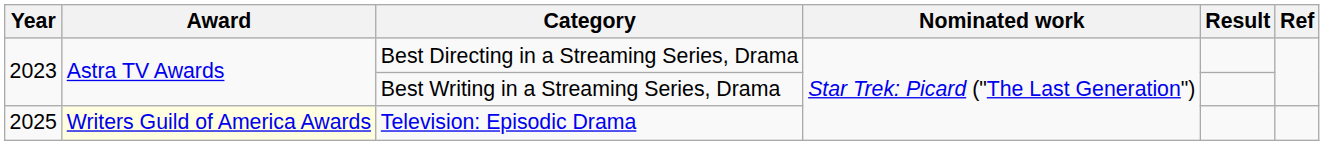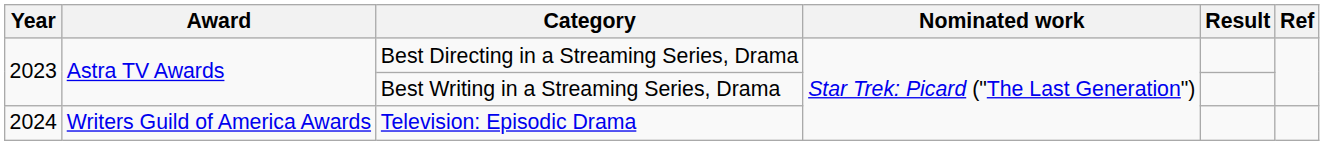(33, 122) 2025 -> (33, 122) 2024
(219, 122) lightyellow background -> (219, 122) no background
